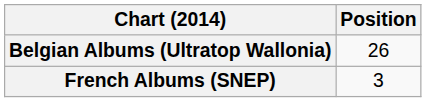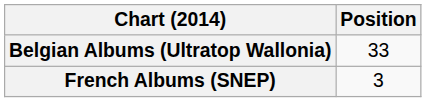(378, 50) 26 -> (378, 50) 33
